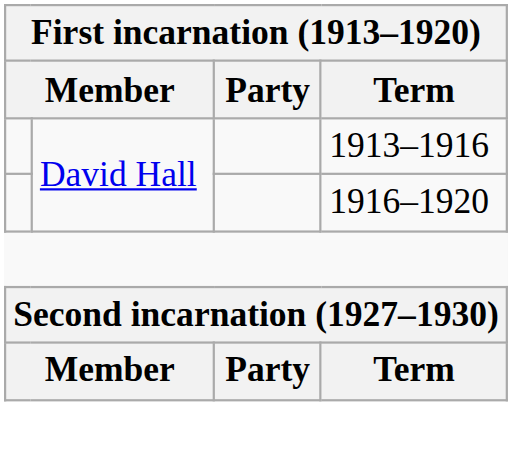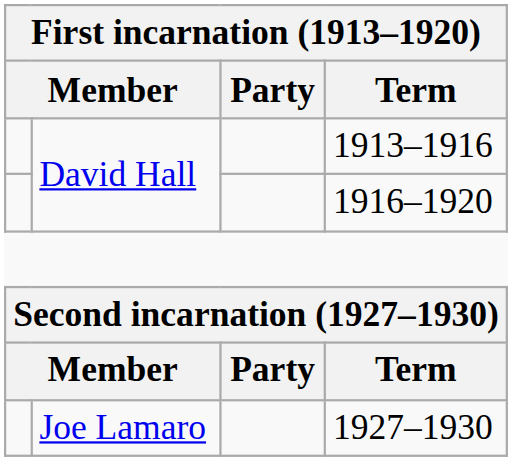+ row: (413, 426)
